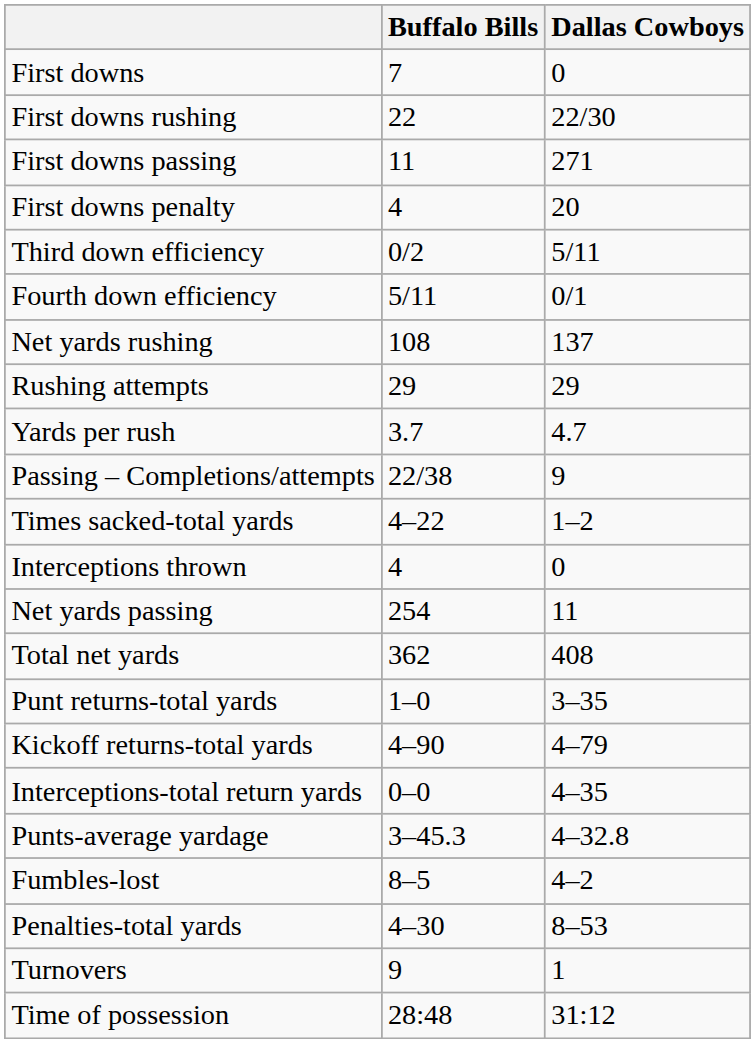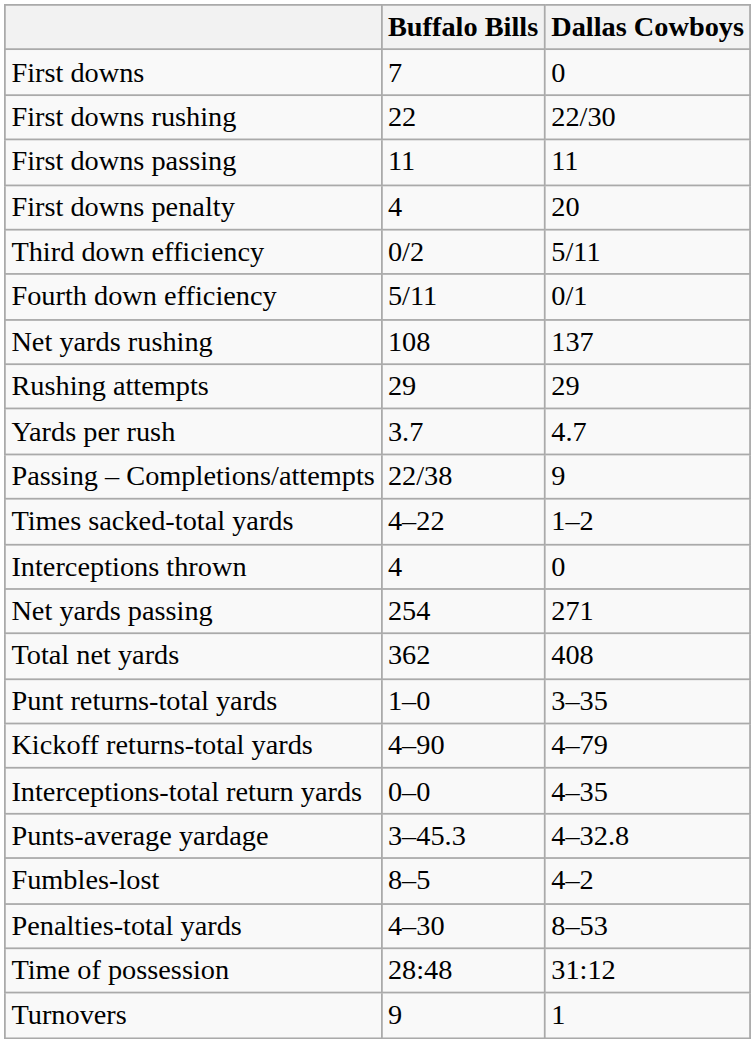(573, 161) 271 -> (565, 161) 11
(565, 610) 11 -> (573, 610) 271
rows swapped: (120, 1015) <-> (69, 970)
